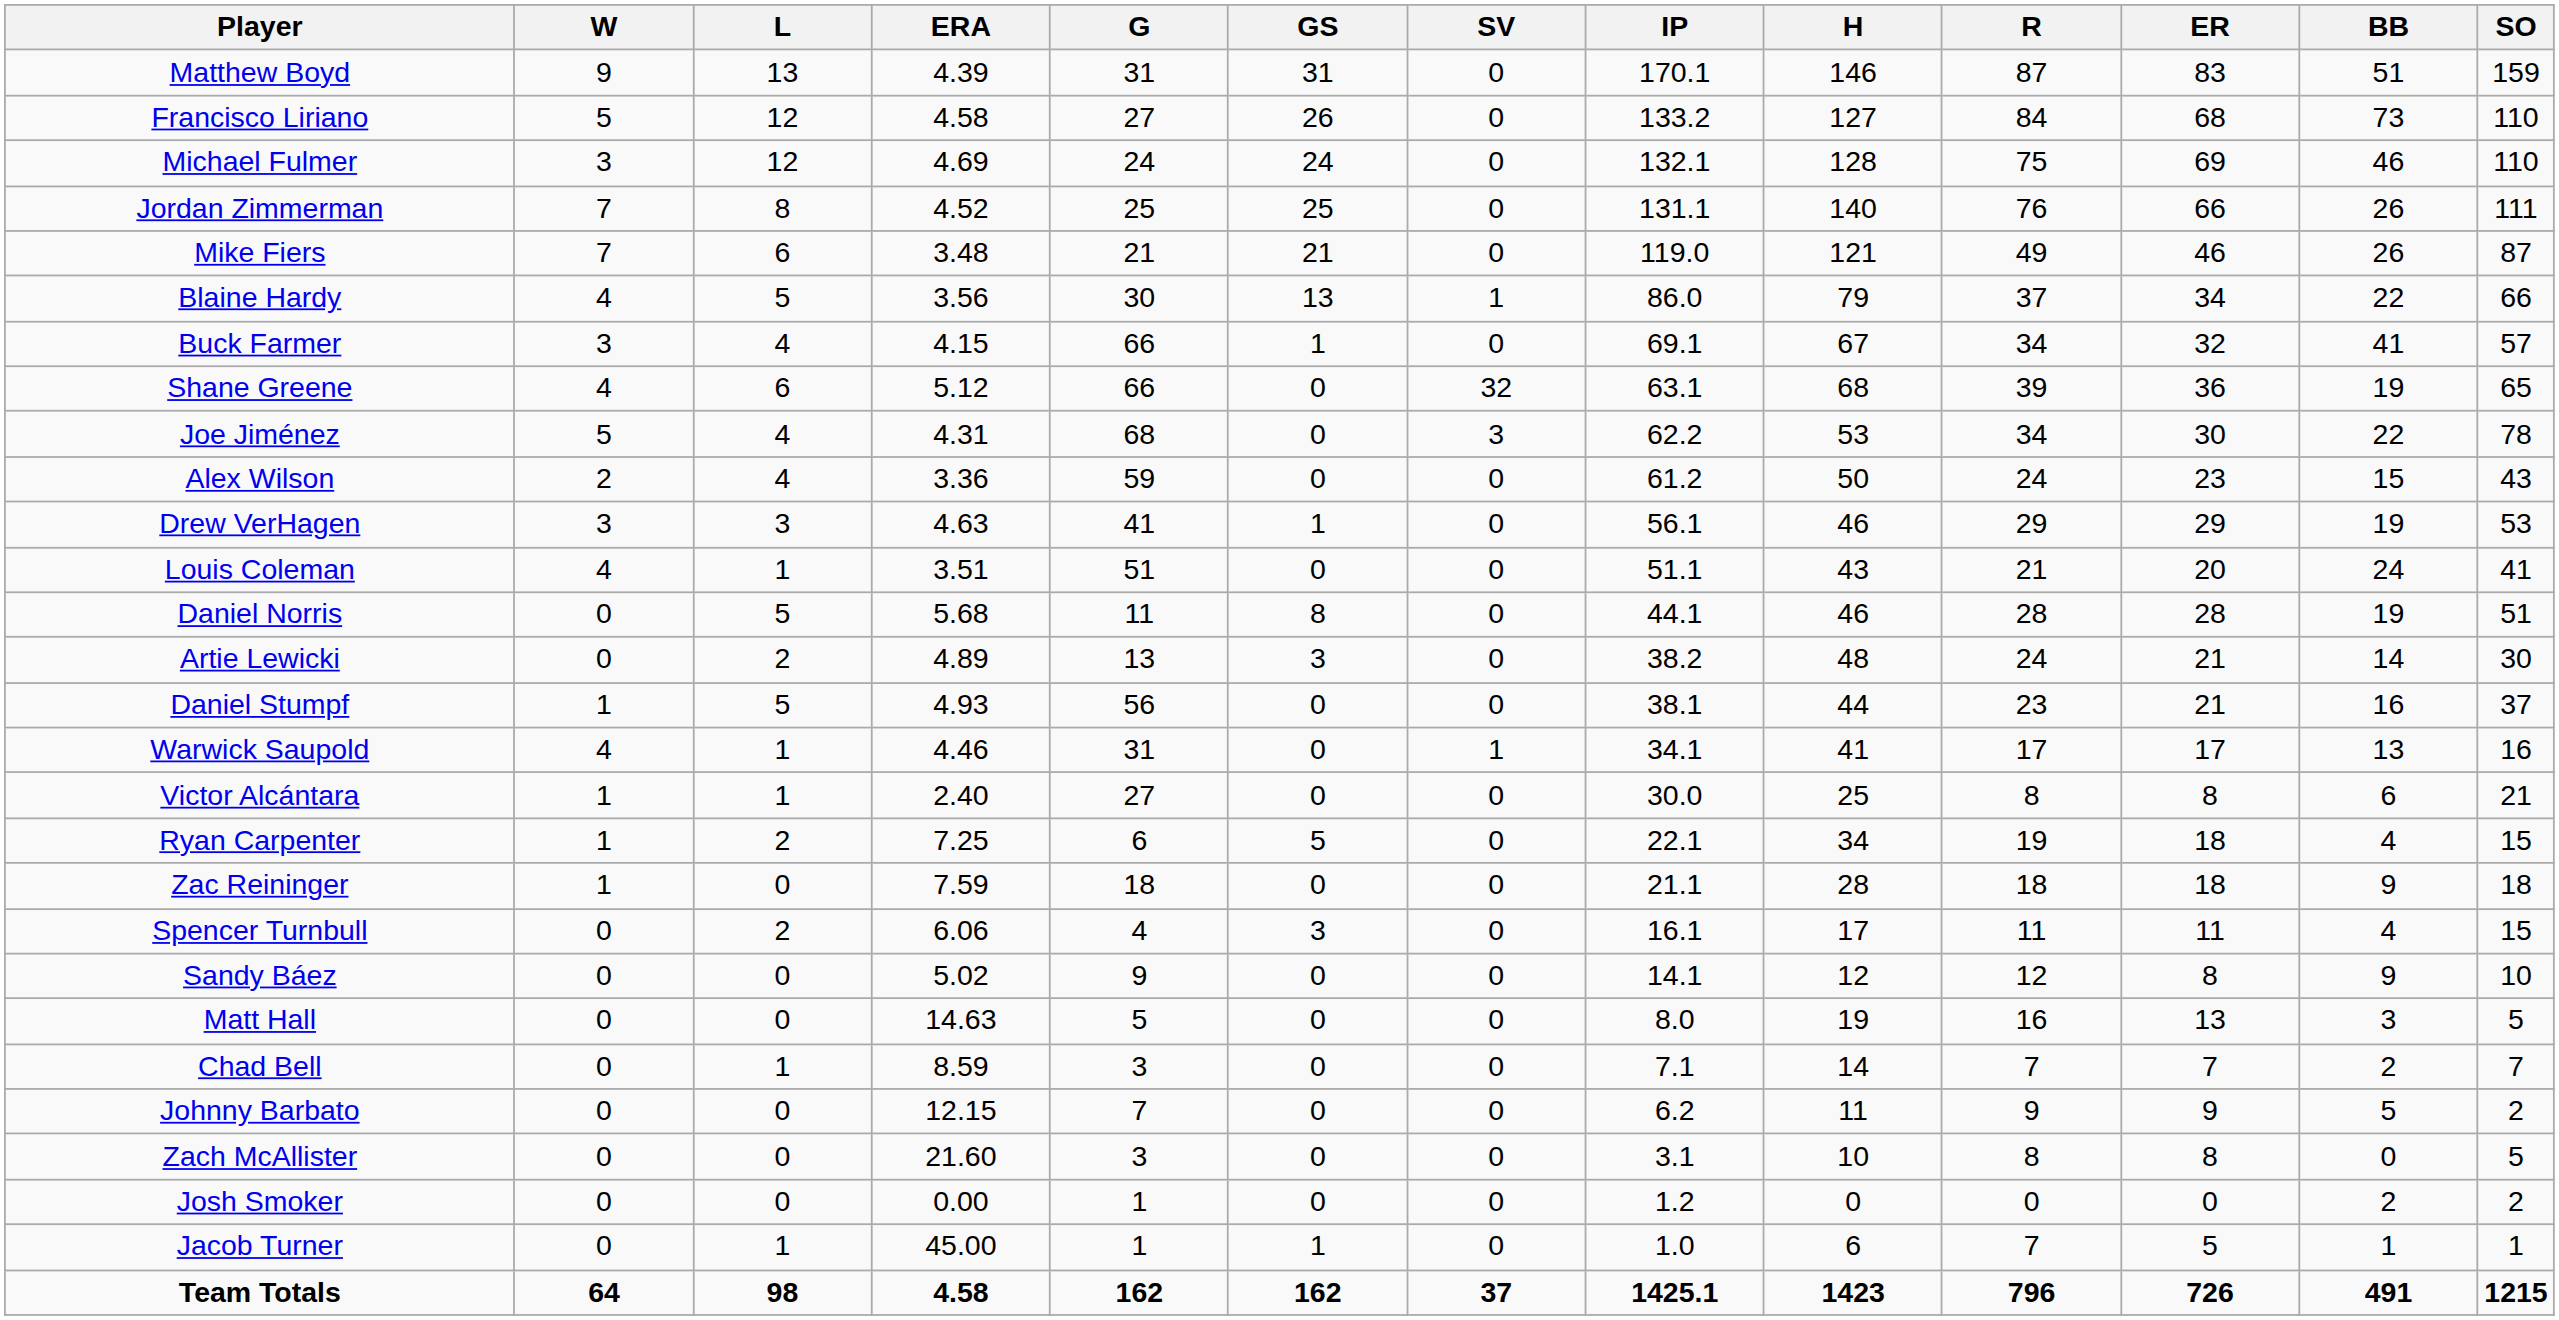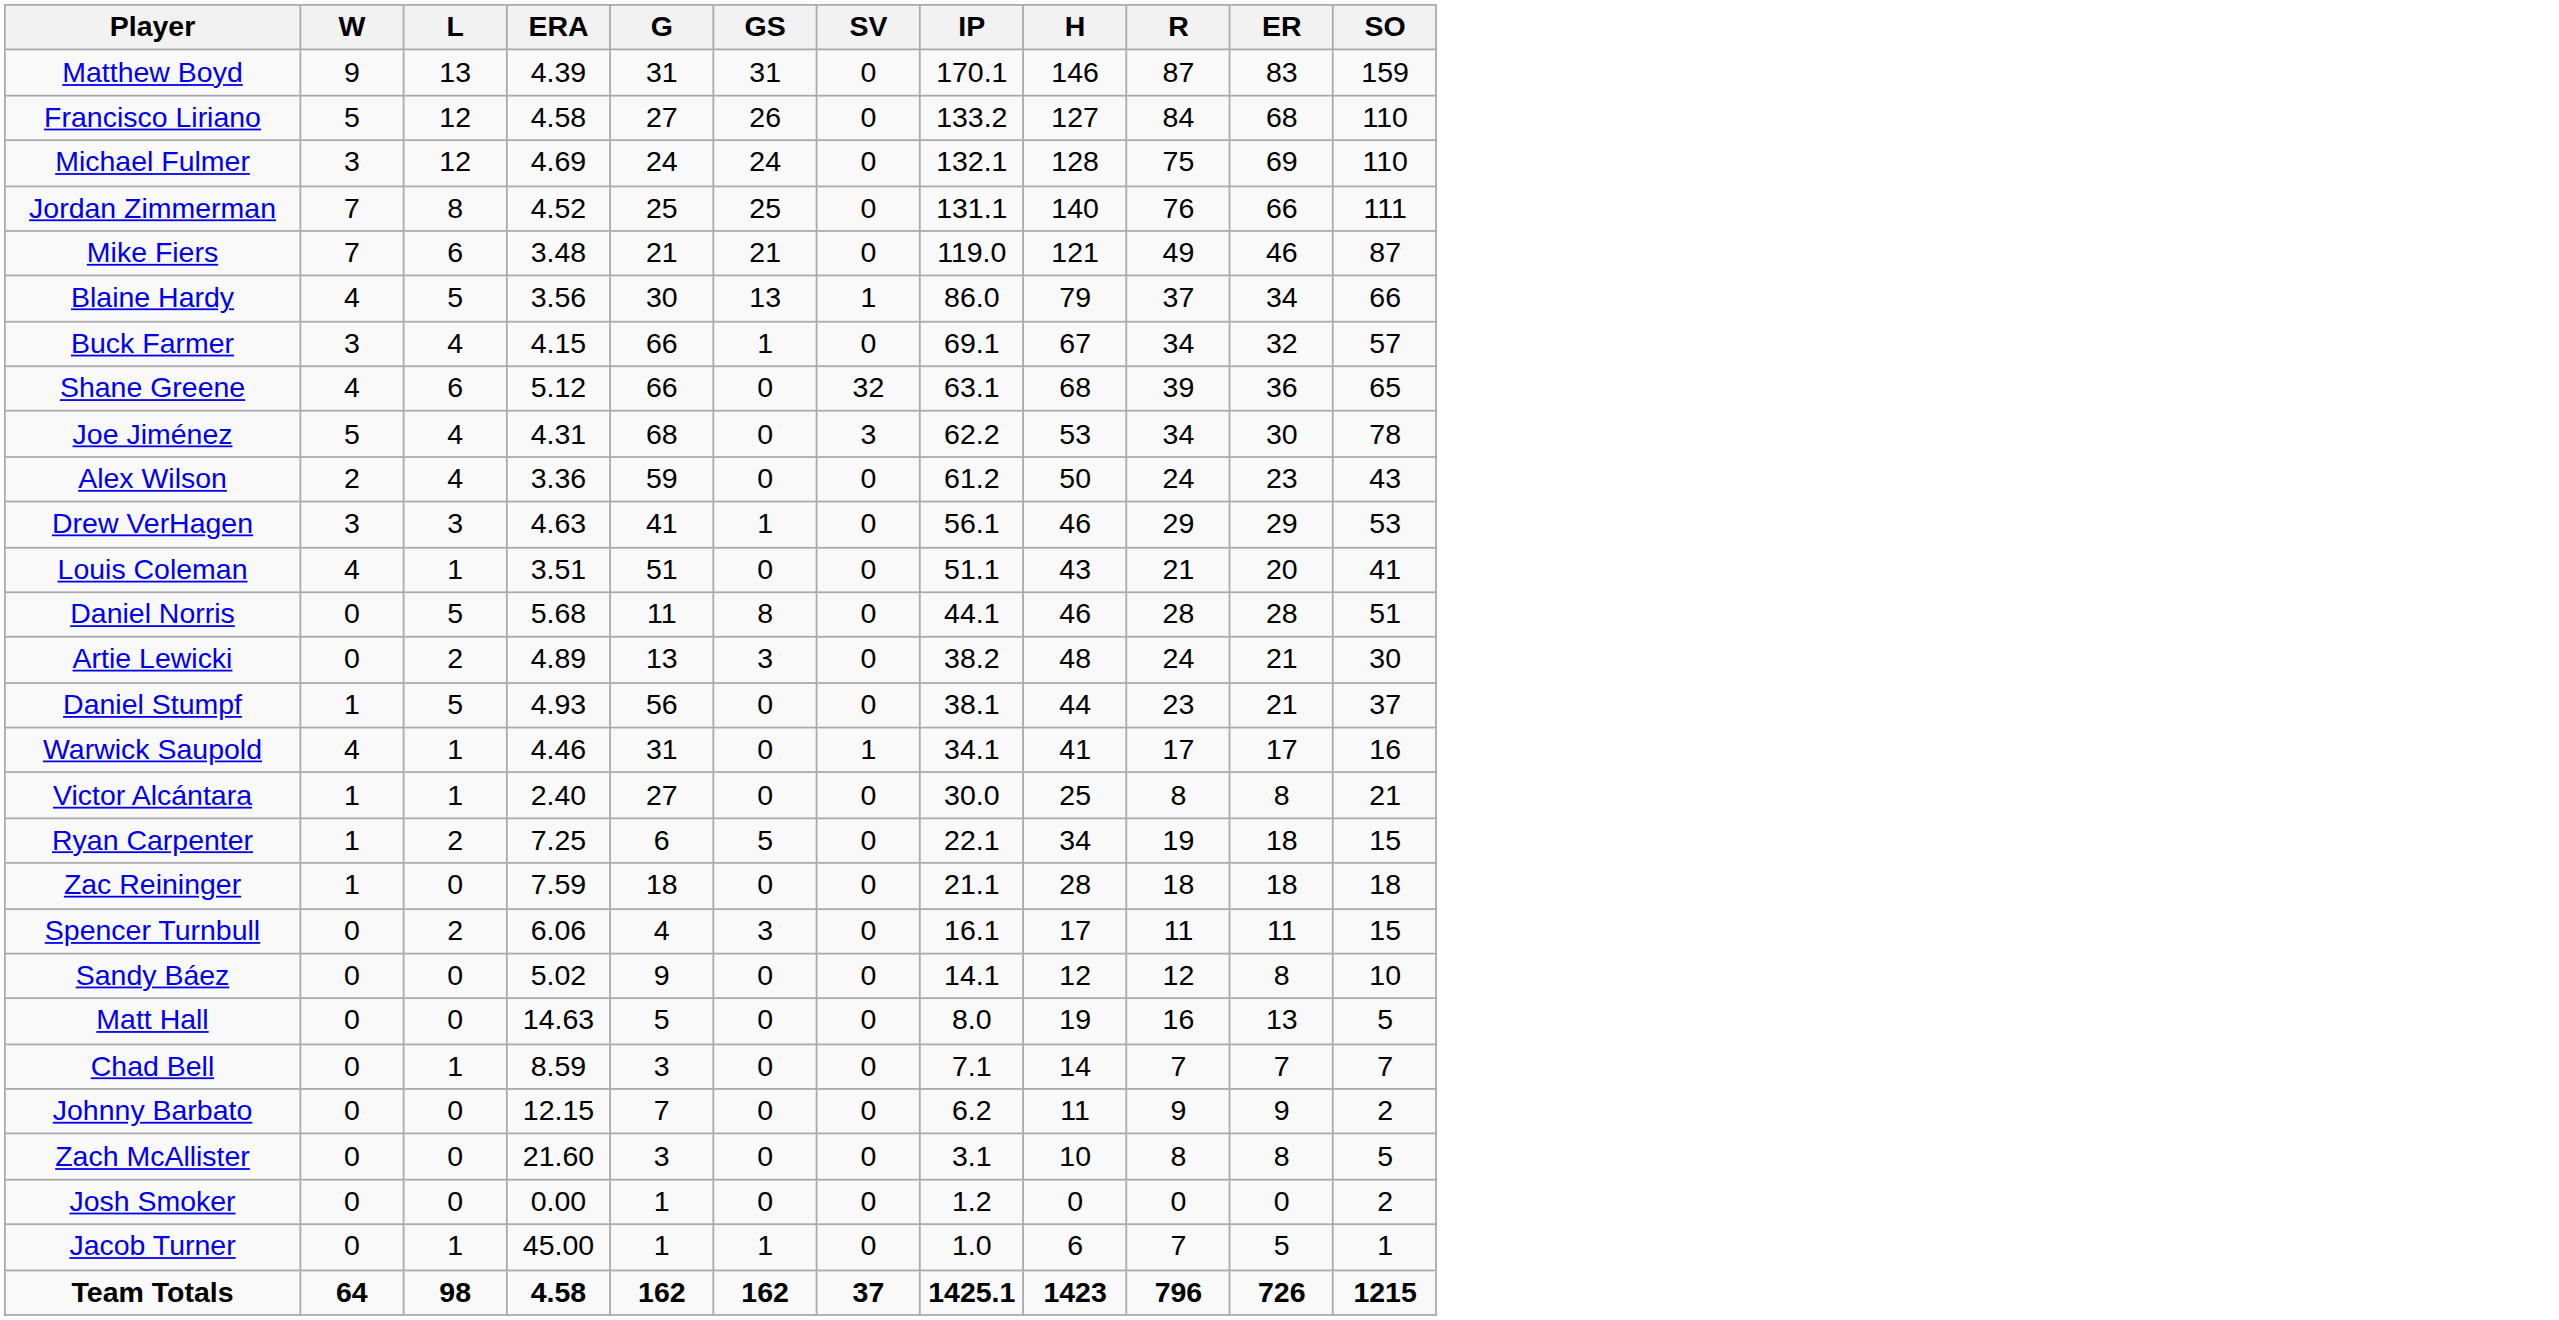- column: (2388, 27)
